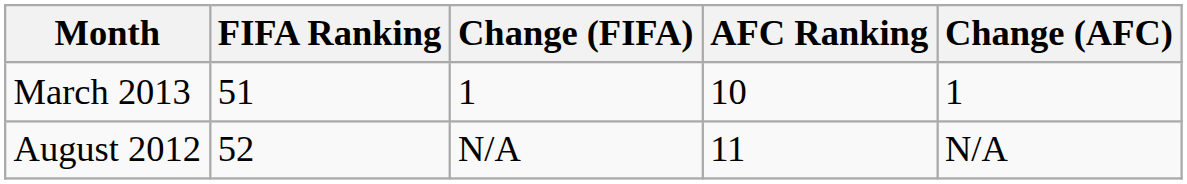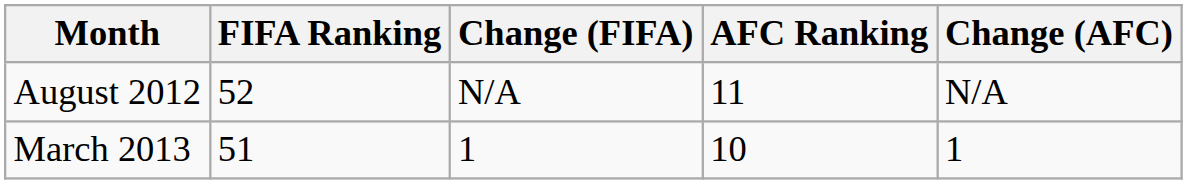rows swapped: (107, 149) <-> (102, 91)
